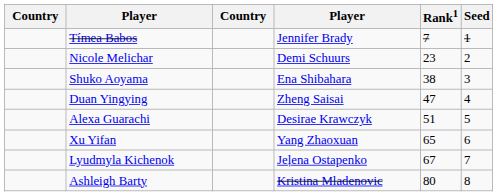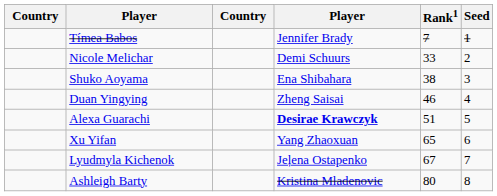(429, 58) 23 -> (429, 58) 33
(429, 99) 47 -> (429, 99) 46
(324, 119) normal -> (327, 119) bold
